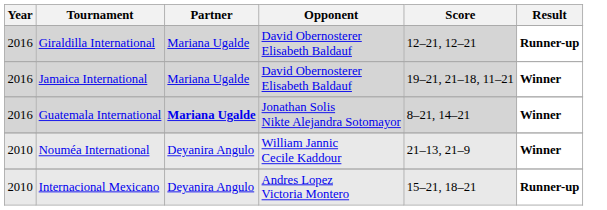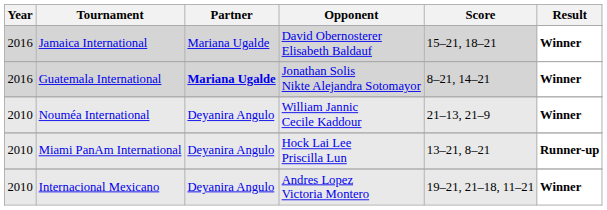- row: (97, 43)
(460, 79) 19–21, 21–18, 11–21 -> (462, 43) 15–21, 18–21
+ row: (110, 151)
(442, 187) 15–21, 18–21 -> (480, 187) 19–21, 21–18, 11–21
(550, 187) Runner-up -> (561, 187) Winner
